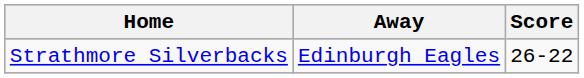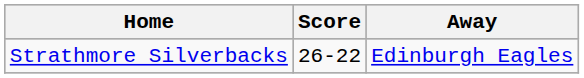columns swapped: (542, 22) <-> (399, 22)
